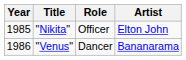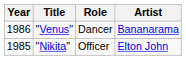rows swapped: (53, 30) <-> (54, 47)
